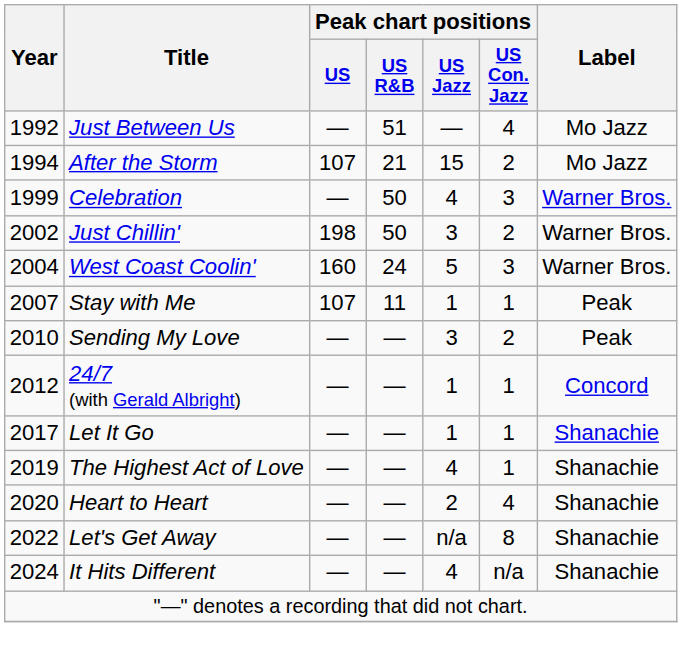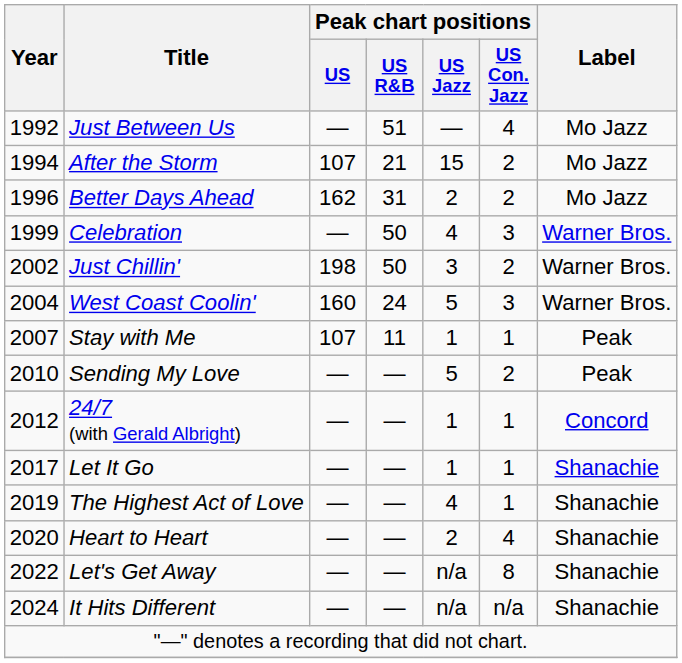+ row: (161, 197)
(452, 337) 3 -> (452, 372) 5
(452, 572) 4 -> (452, 607) n/a
